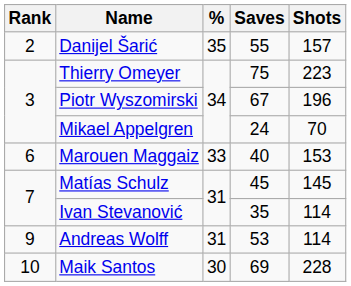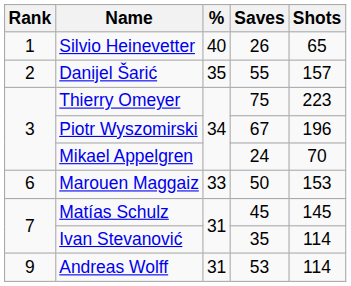+ row: (127, 45)
(260, 156) 40 -> (260, 184) 50
- row: (107, 267)
